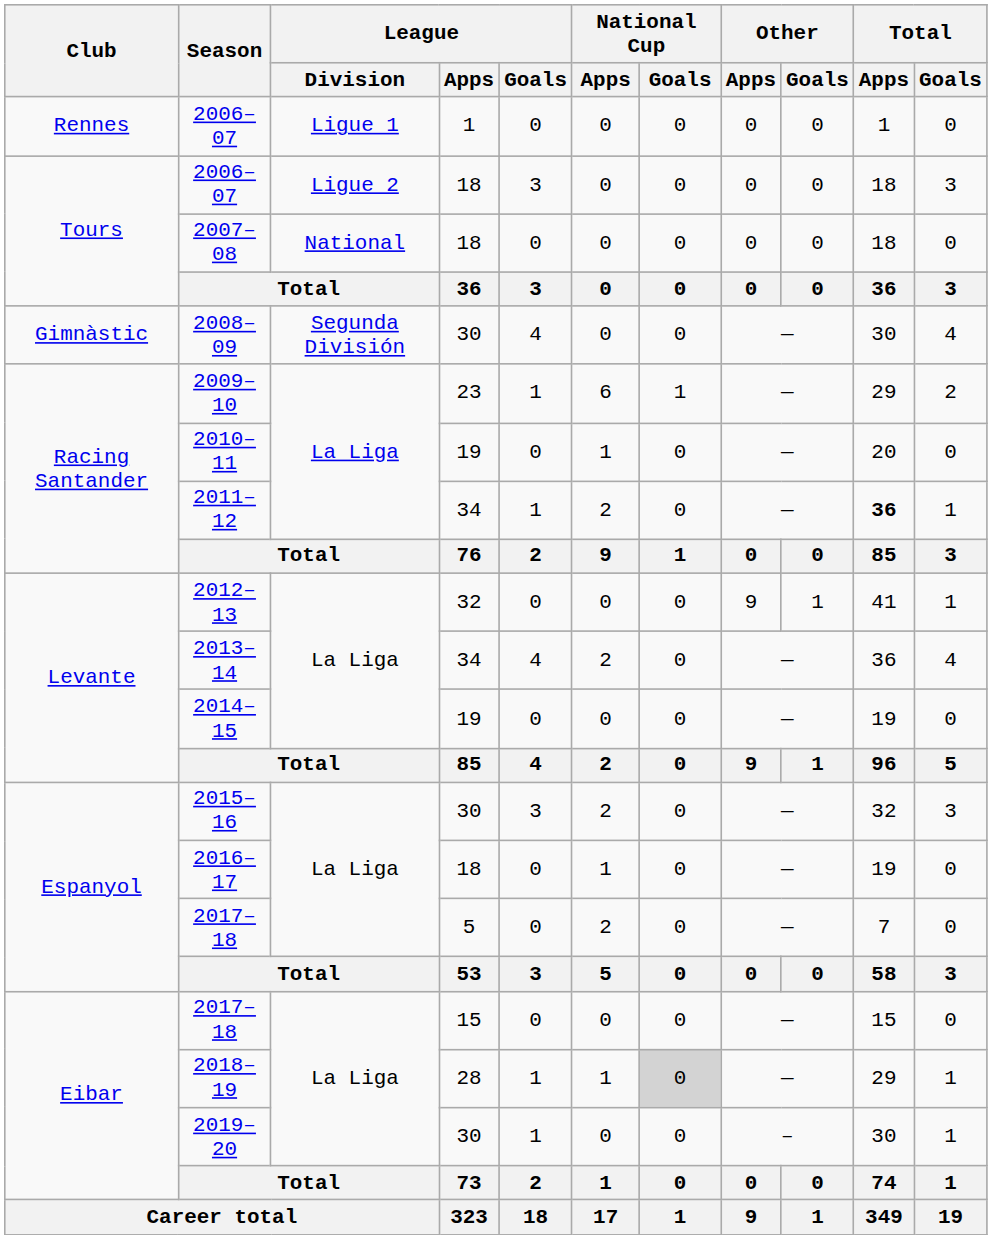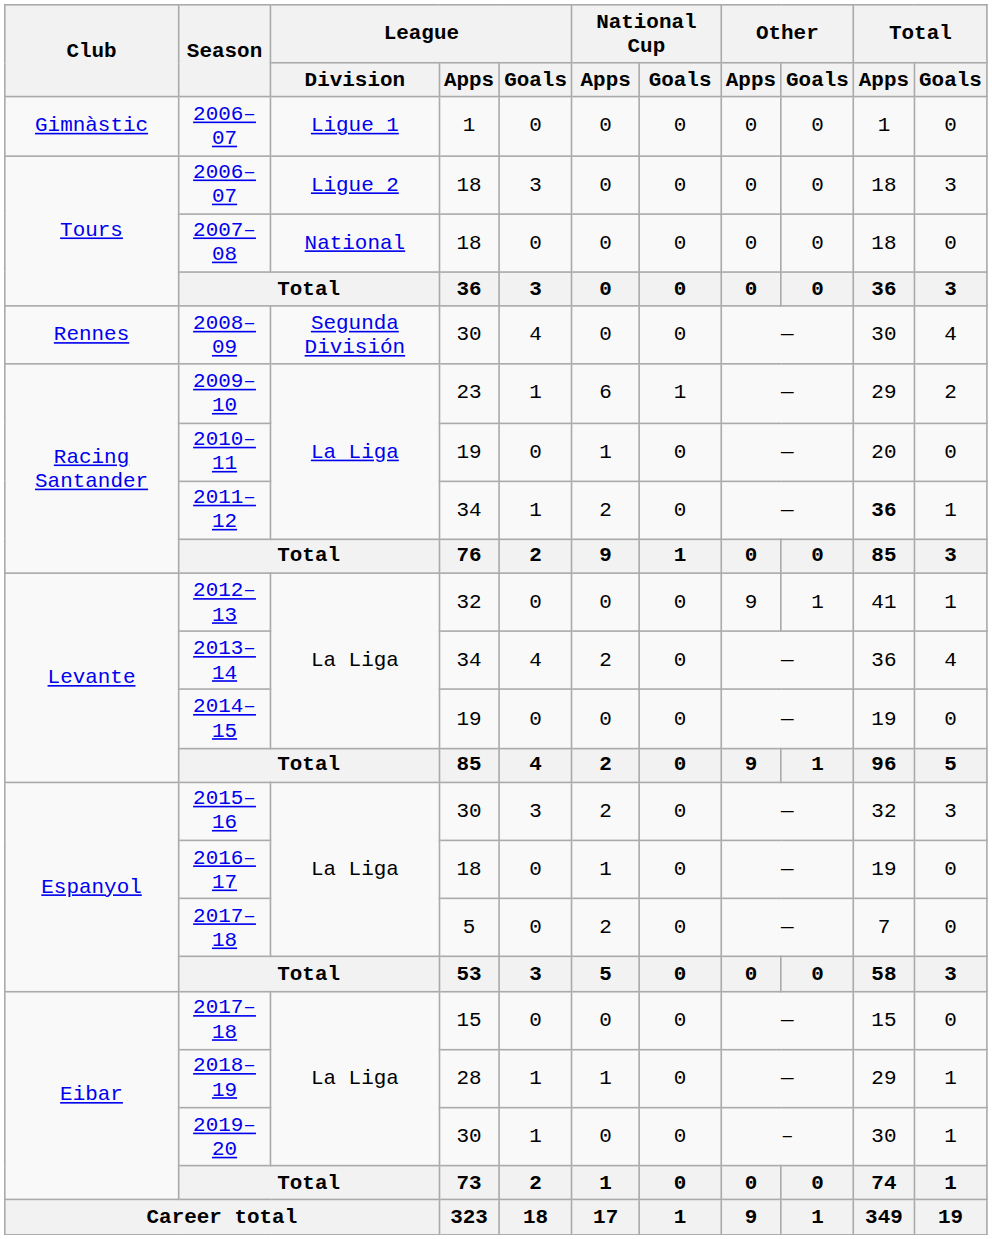(92, 126) Rennes -> (92, 126) Gimnàstic
(92, 335) Gimnàstic -> (92, 335) Rennes
(680, 1078) lightgrey background -> (680, 1078) no background
